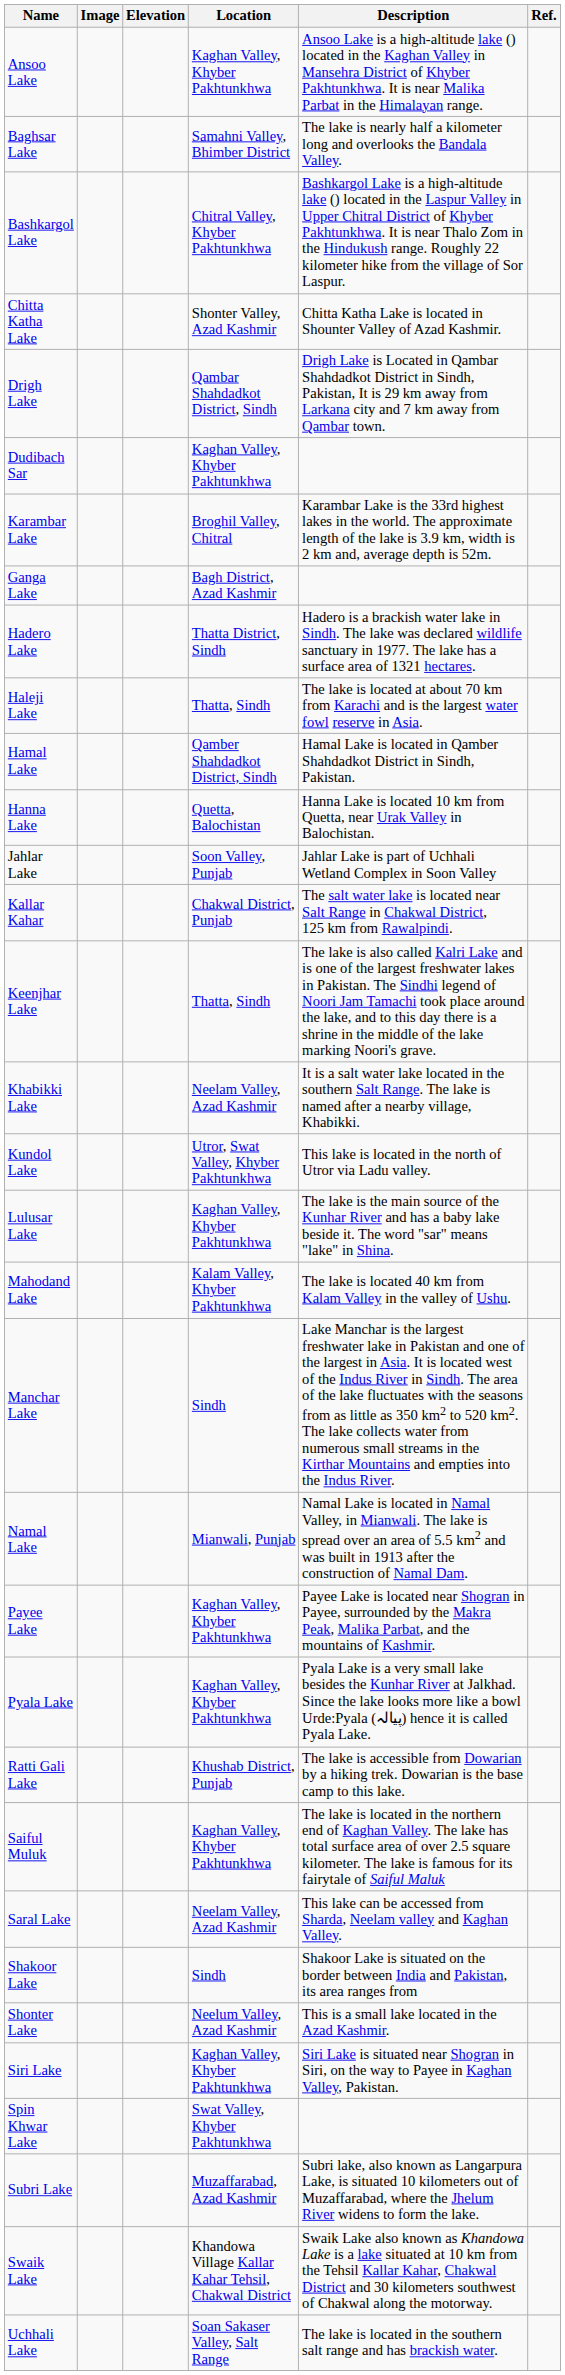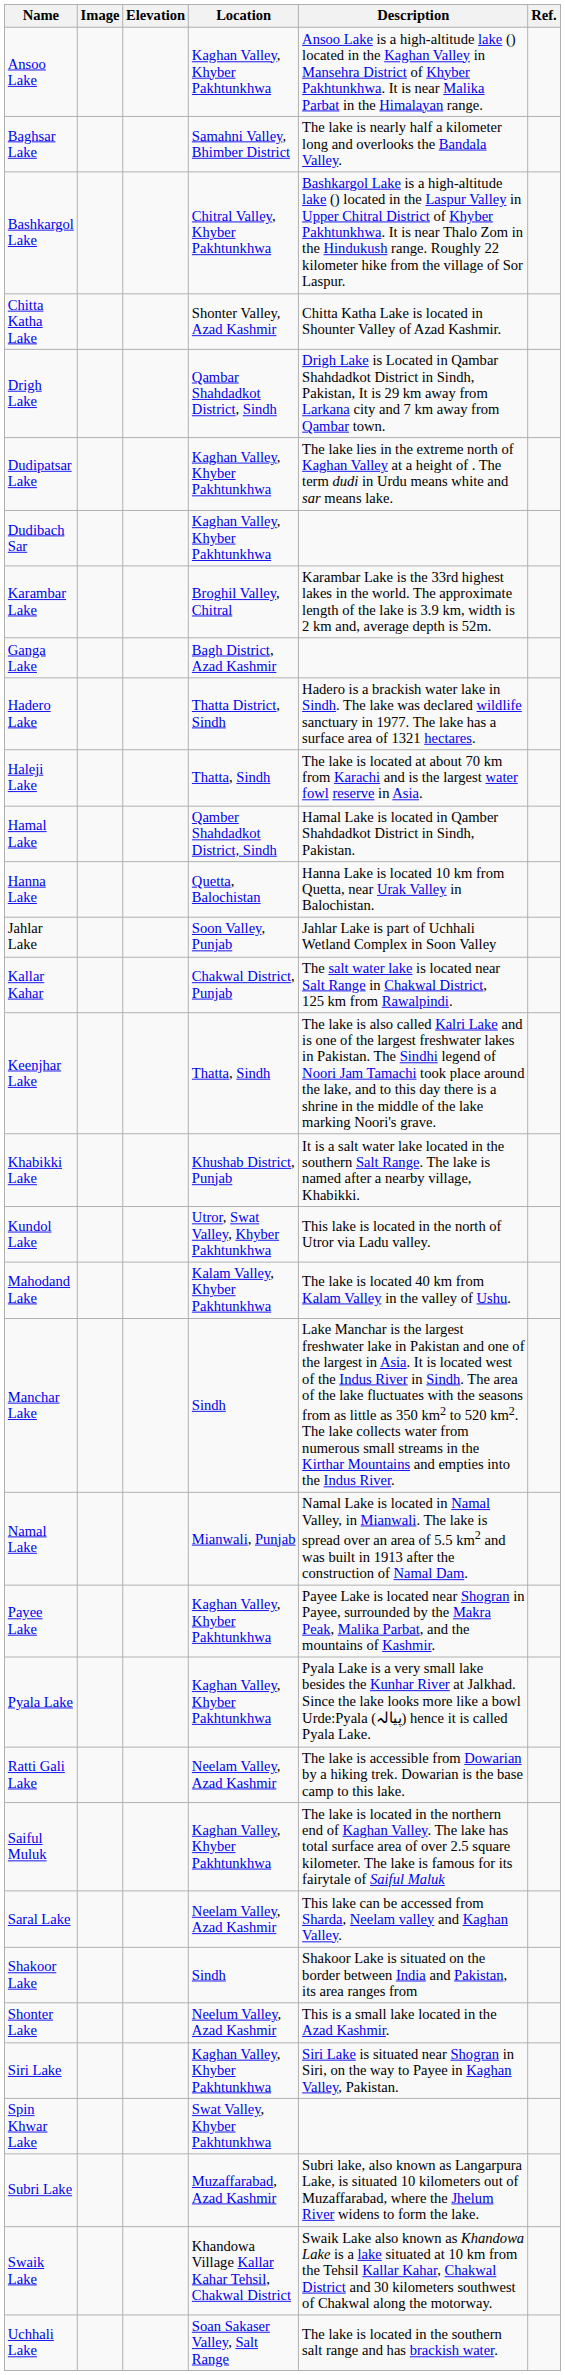+ row: (40, 474)
(236, 1098) Neelam Valley, Azad Kashmir -> (243, 1170) Khushab District, Punjab
- row: (30, 1226)
(243, 1774) Khushab District, Punjab -> (236, 1774) Neelam Valley, Azad Kashmir
